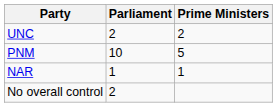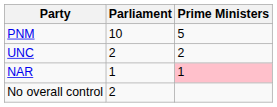rows swapped: (21, 53) <-> (21, 33)
(181, 72) no background -> (181, 72) pink background
